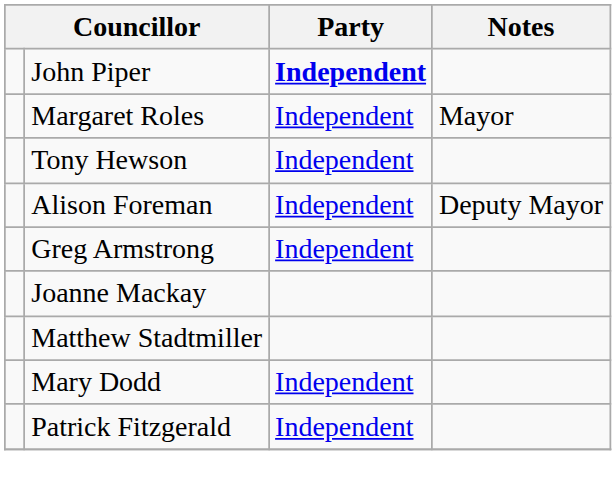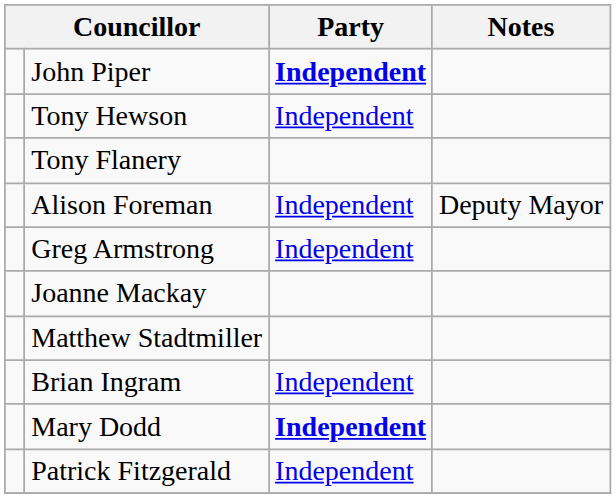- row: (118, 115)
+ row: (106, 159)
+ row: (106, 381)
(344, 381) normal -> (351, 426) bold
